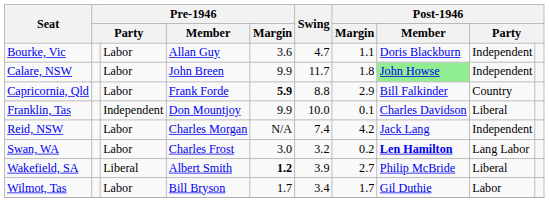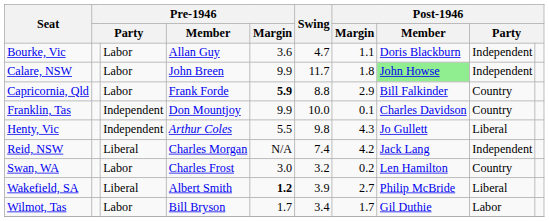(490, 110) Liberal -> (492, 110) Country
+ row: (33, 129)
(118, 129) Labor -> (121, 149) Liberal
(416, 149) bold -> (414, 168) normal
(501, 149) Lang Labor -> (492, 168) Country
